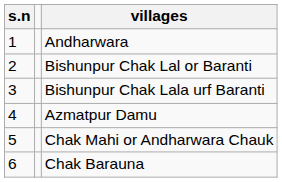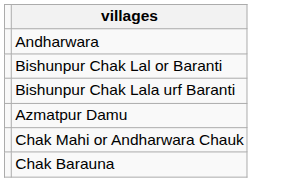- column: (19, 16)
